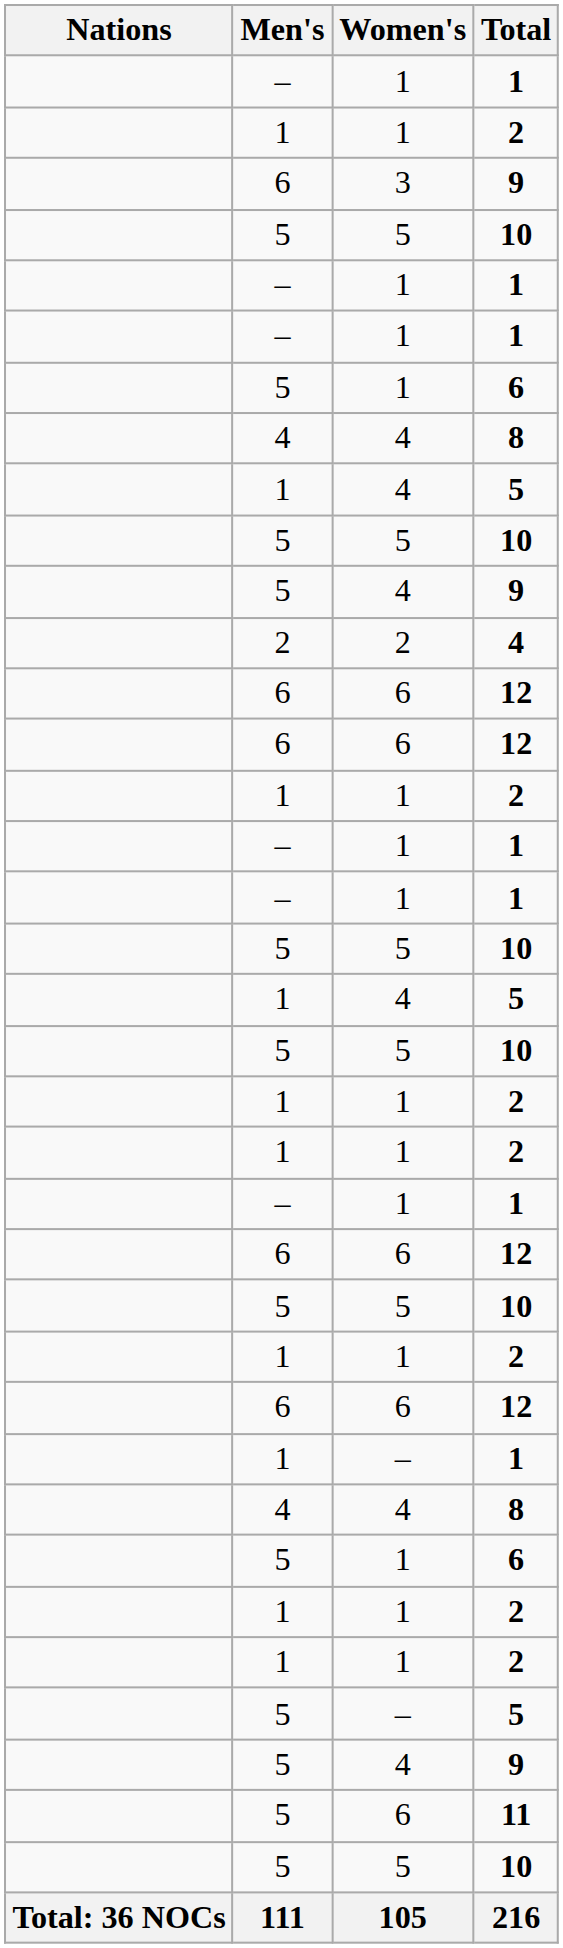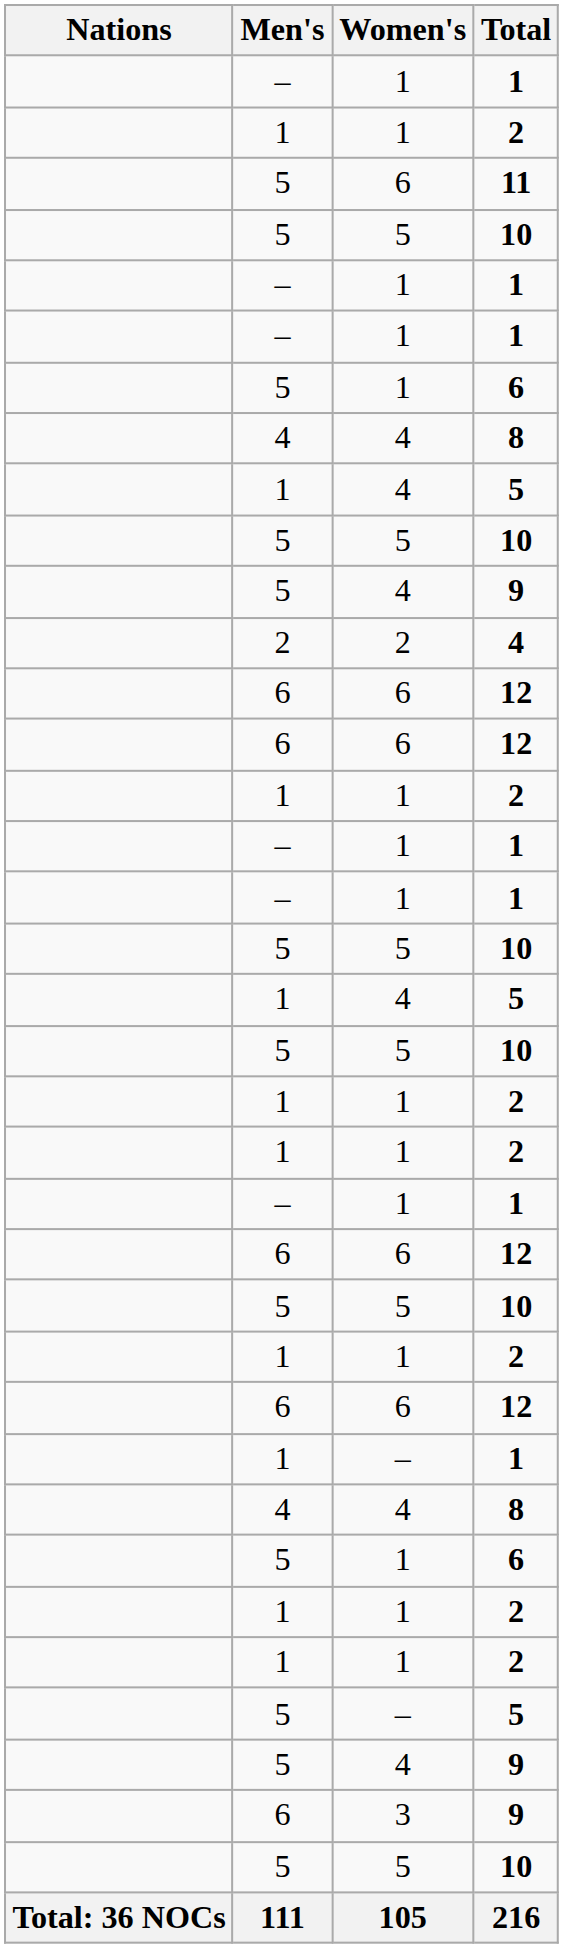rows swapped: (403, 183) <-> (403, 1815)
